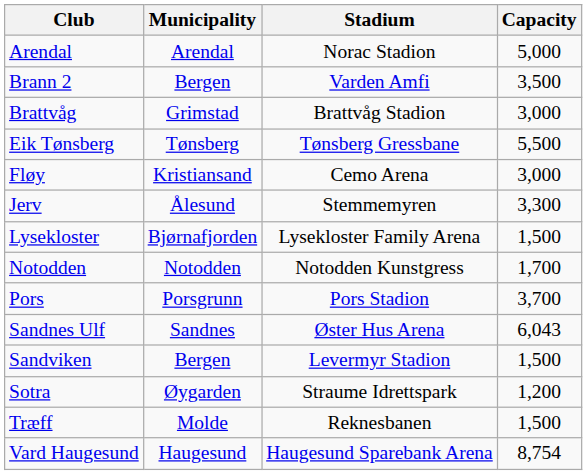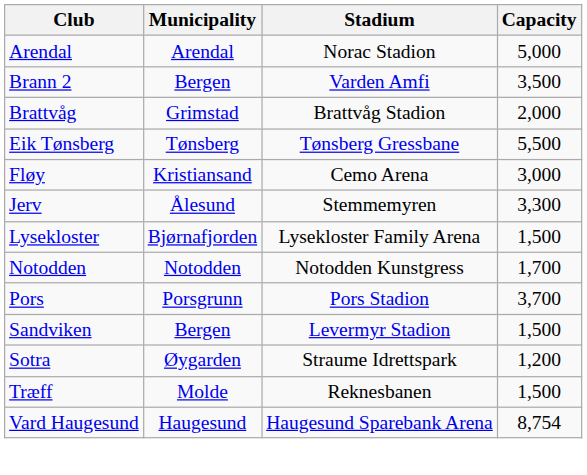(539, 112) 3,000 -> (539, 112) 2,000
- row: (57, 329)
